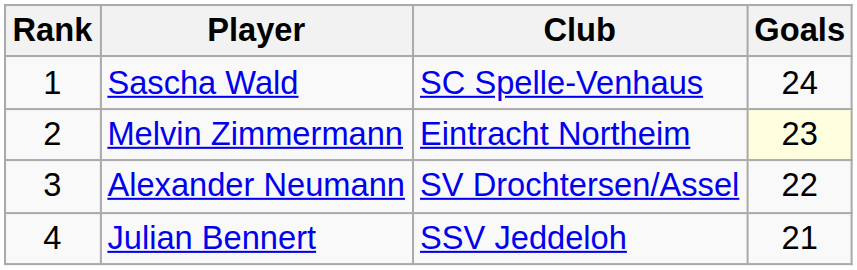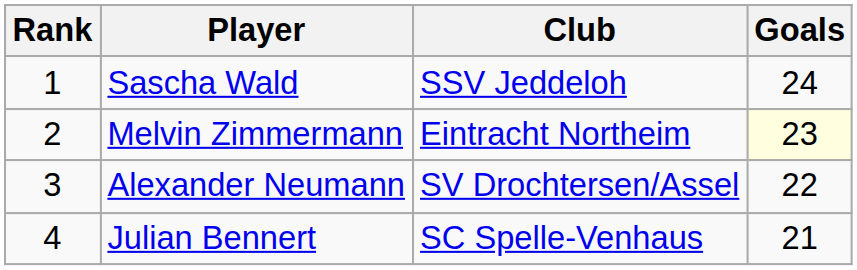(562, 82) SC Spelle-Venhaus -> (523, 82) SSV Jeddeloh
(523, 237) SSV Jeddeloh -> (562, 237) SC Spelle-Venhaus
